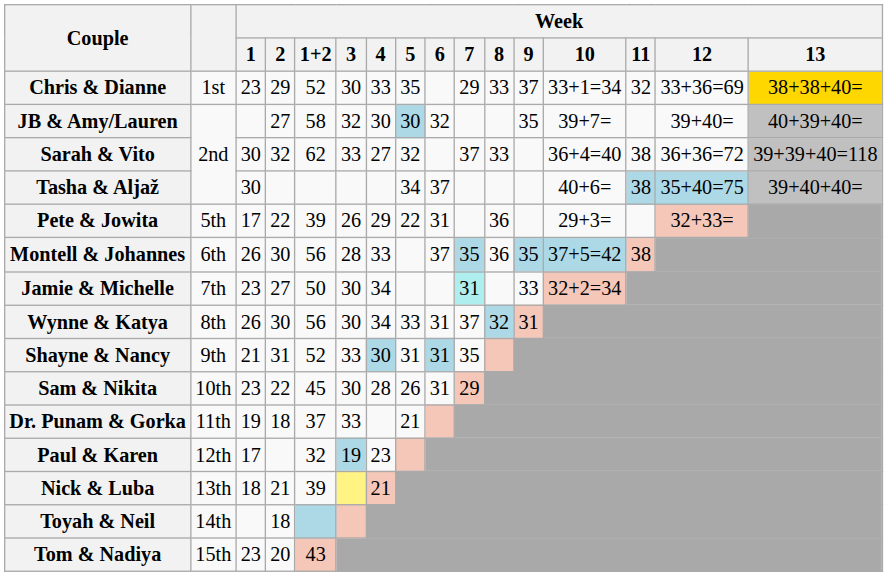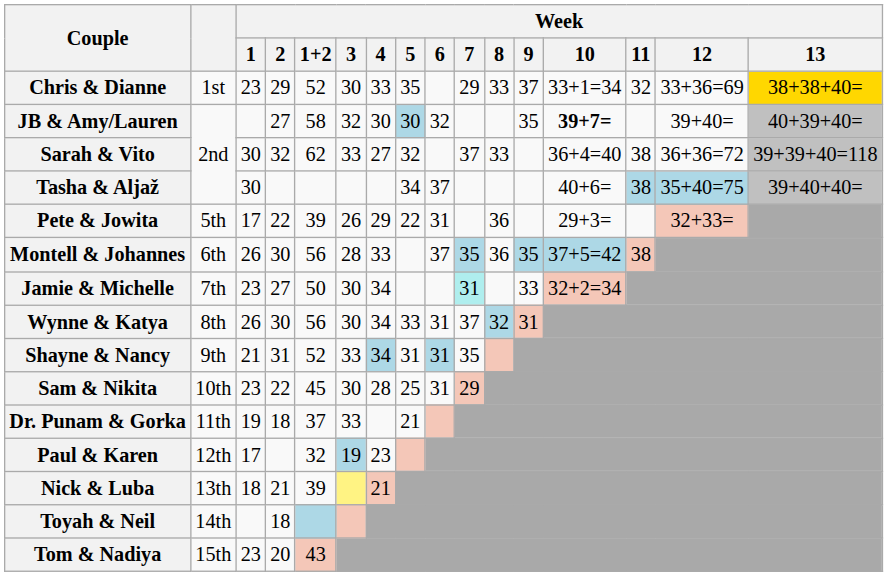(585, 121) normal -> (585, 121) bold
(381, 354) 30 -> (381, 354) 34
(410, 388) 26 -> (410, 388) 25
